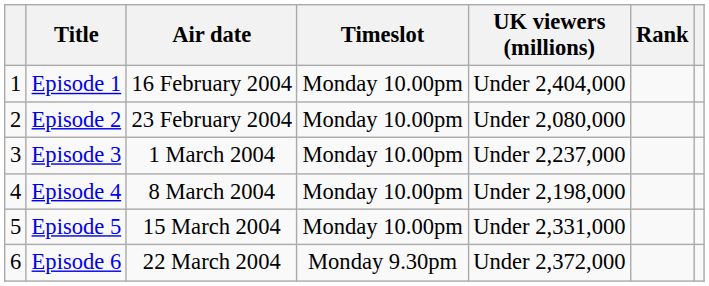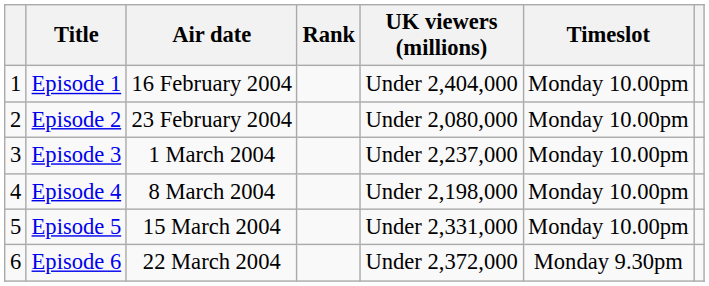columns swapped: (383, 35) <-> (662, 35)
